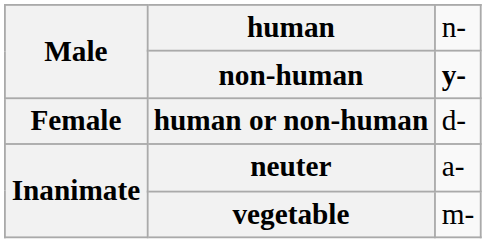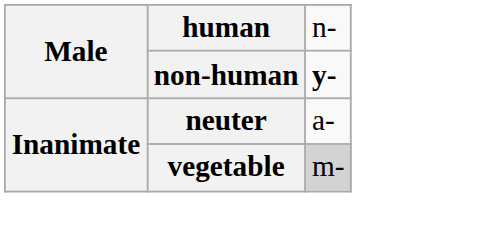- row: (291, 120)
(458, 213) no background -> (328, 167) lightgrey background
